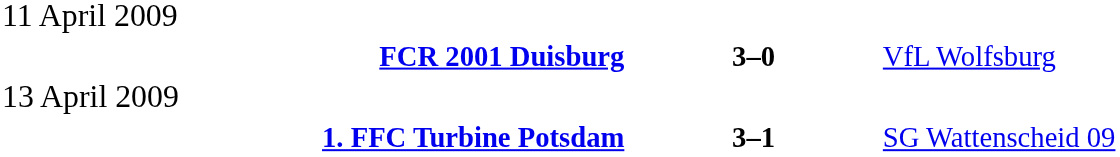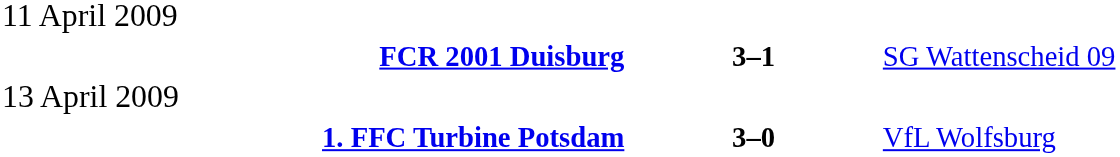(754, 56) 3–0 -> (754, 56) 3–1
(969, 56) VfL Wolfsburg -> (999, 56) SG Wattenscheid 09
(754, 137) 3–1 -> (754, 137) 3–0
(999, 137) SG Wattenscheid 09 -> (969, 137) VfL Wolfsburg
